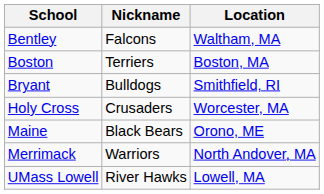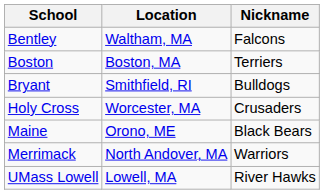columns swapped: (146, 16) <-> (255, 16)
